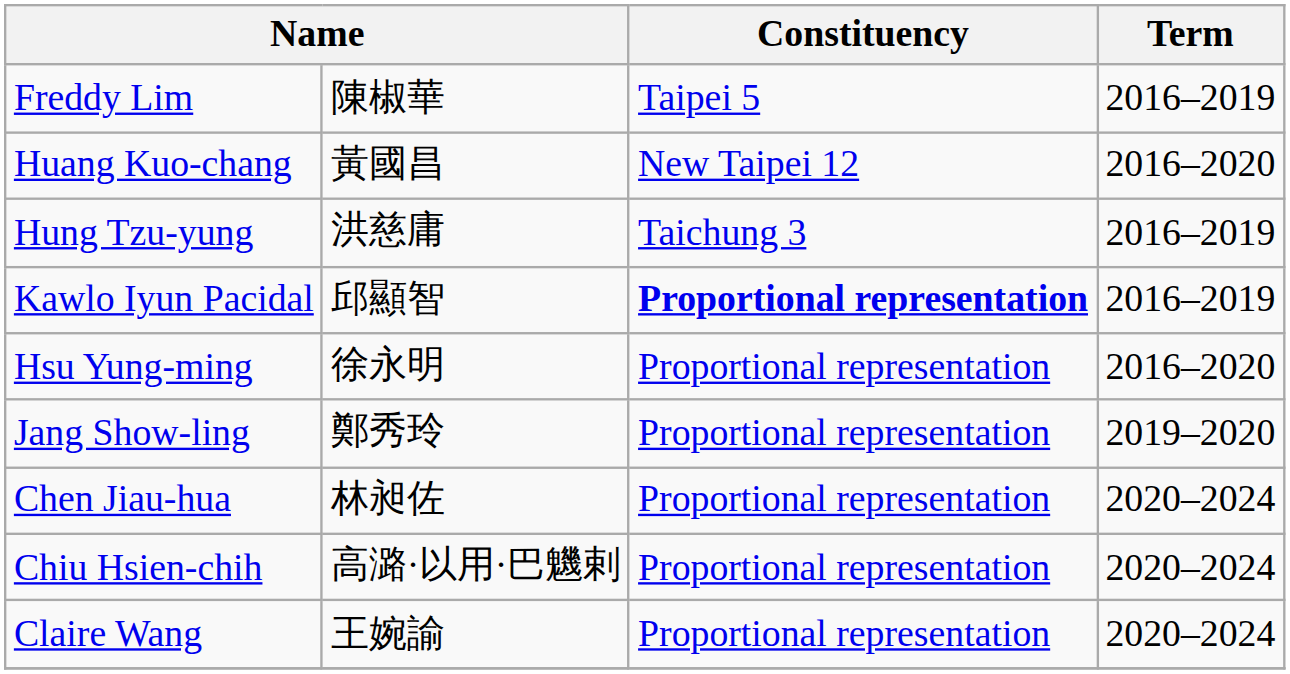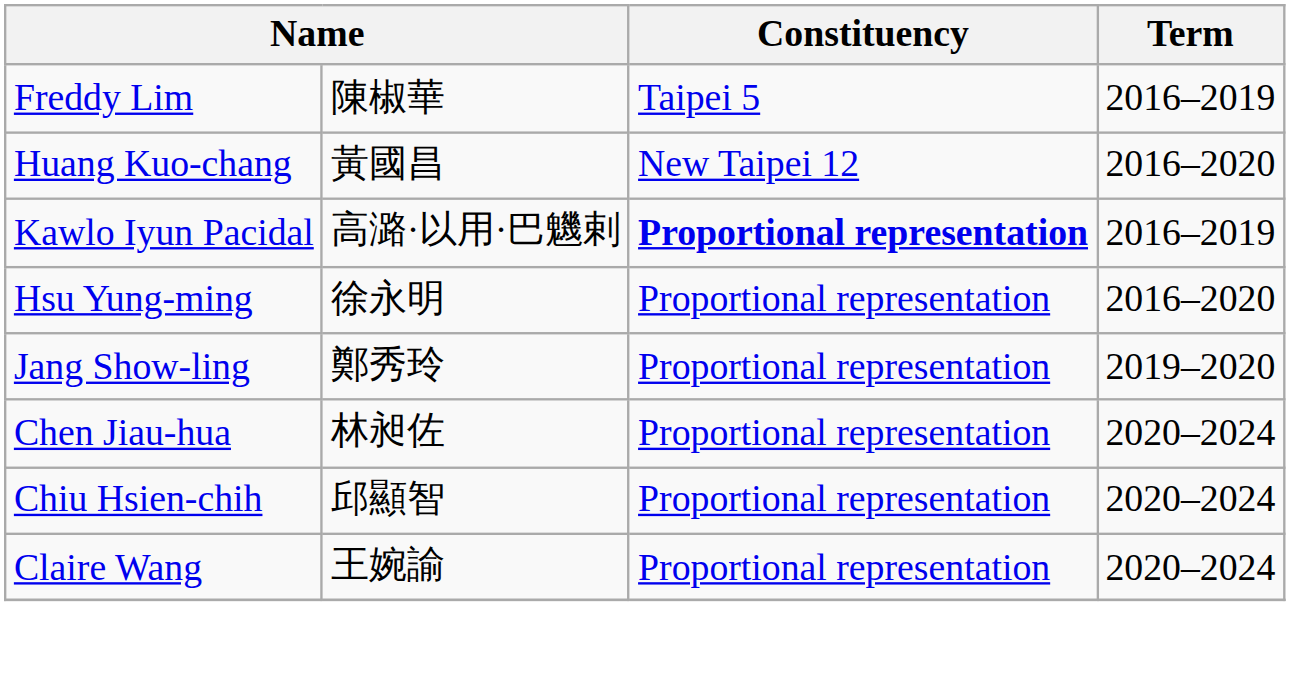- row: (134, 231)
(388, 297) 邱顯智 -> (476, 230) 高潞·以用·巴魕剌
(476, 565) 高潞·以用·巴魕剌 -> (388, 498) 邱顯智
